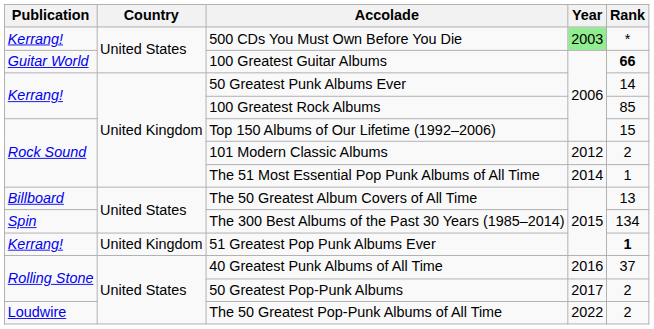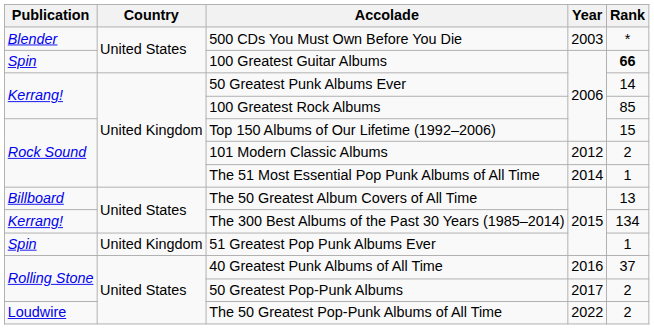(35, 38) Kerrang! -> (33, 38) Blender
(587, 38) lightgreen background -> (587, 38) no background
(48, 61) Guitar World -> (22, 61) Spin
(22, 221) Spin -> (35, 221) Kerrang!
(35, 244) Kerrang! -> (22, 244) Spin
(628, 244) bold -> (628, 244) normal
